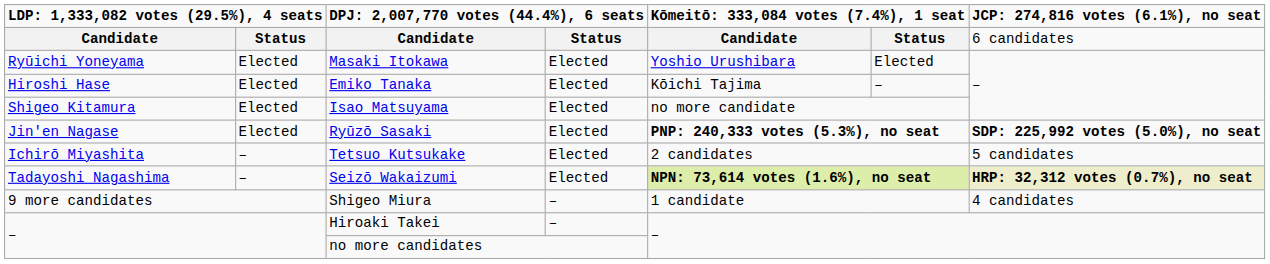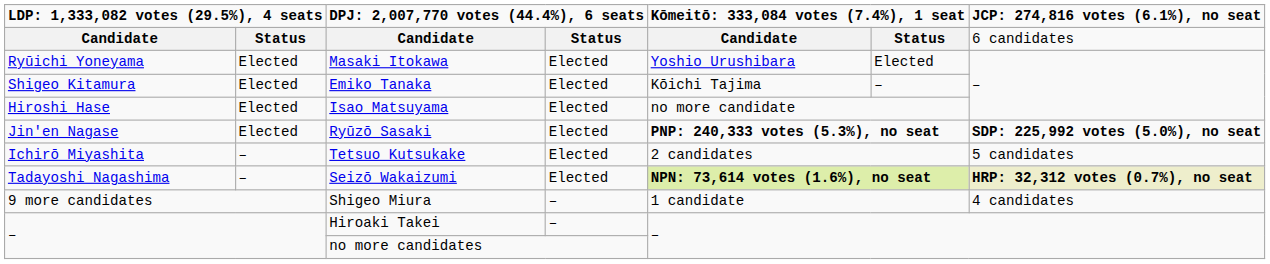(59, 85) Hiroshi Hase -> (72, 85) Shigeo Kitamura
(72, 108) Shigeo Kitamura -> (59, 108) Hiroshi Hase
